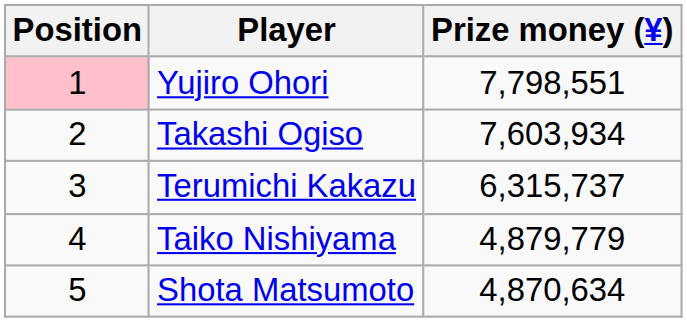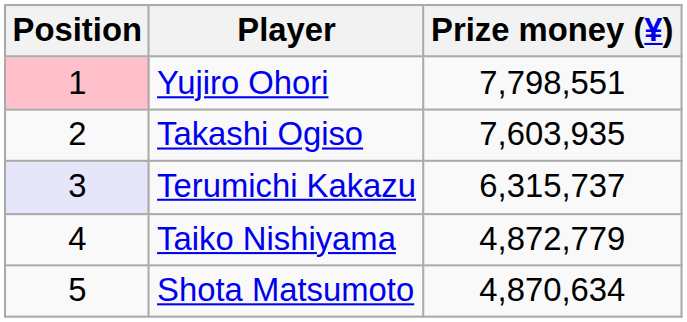(552, 134) 7,603,934 -> (552, 134) 7,603,935
(77, 186) no background -> (77, 186) lavender background
(552, 238) 4,879,779 -> (552, 238) 4,872,779
